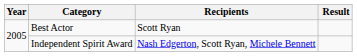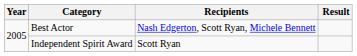(159, 28) Scott Ryan -> (226, 28) Nash Edgerton, Scott Ryan, Michele Bennett
(226, 43) Nash Edgerton, Scott Ryan, Michele Bennett -> (159, 43) Scott Ryan
